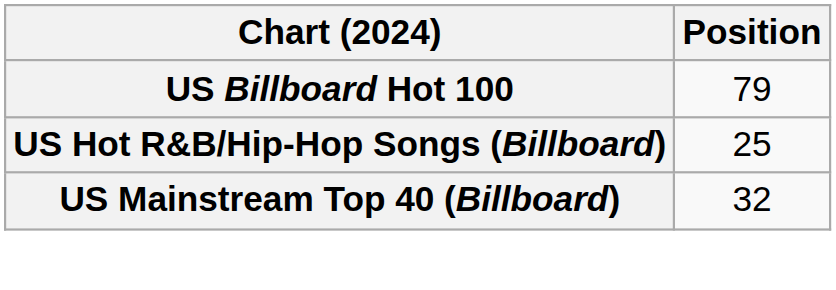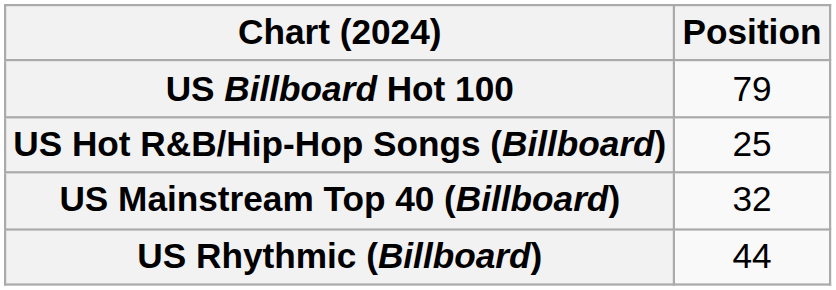+ row: (340, 255)
